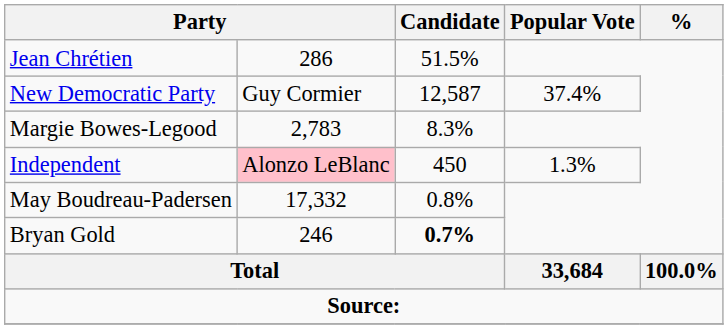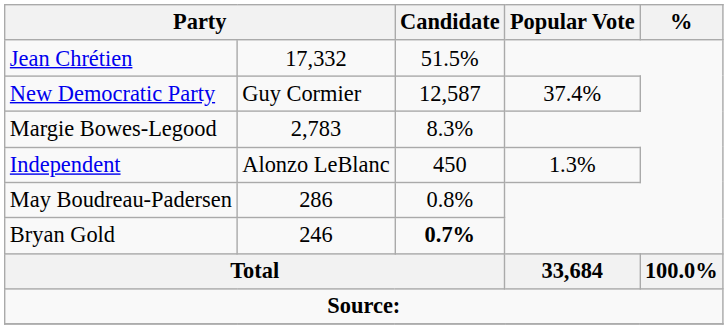(316, 57) 286 -> (316, 57) 17,332
(316, 164) pink background -> (316, 164) no background
(316, 199) 17,332 -> (316, 199) 286
